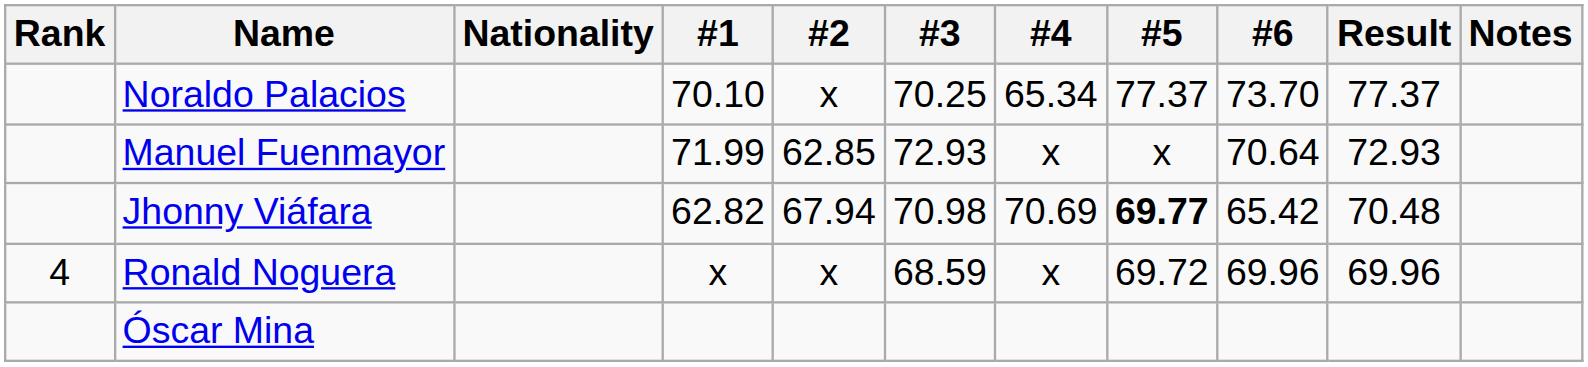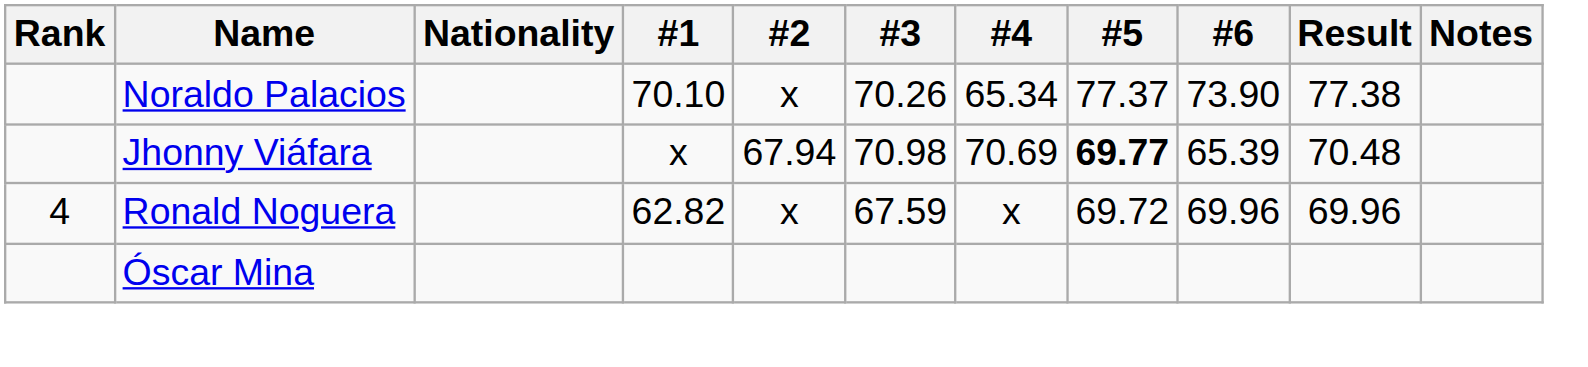(940, 93) 70.25 -> (900, 93) 70.26
(1273, 93) 73.70 -> (1233, 93) 73.90
(1394, 93) 77.37 -> (1355, 93) 77.38
- row: (284, 152)
(718, 212) 62.82 -> (678, 152) x
(1273, 212) 65.42 -> (1233, 152) 65.39
(718, 271) x -> (678, 212) 62.82
(940, 271) 68.59 -> (900, 212) 67.59
